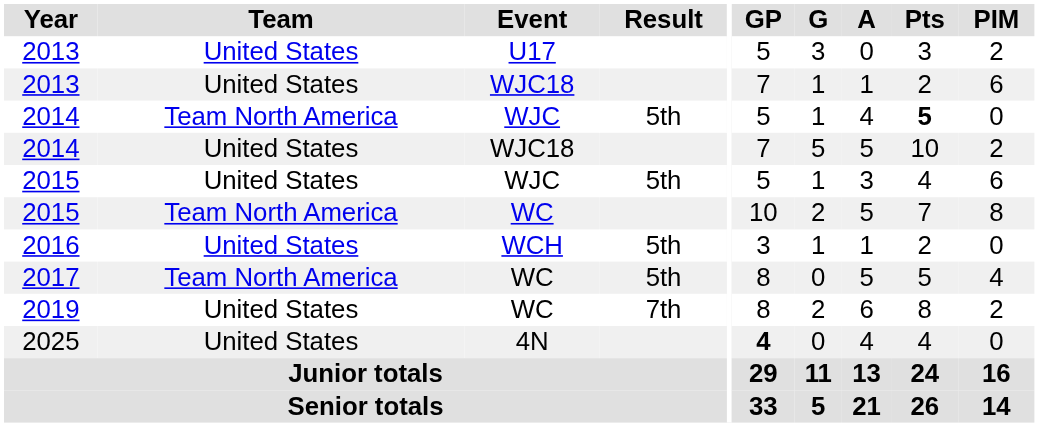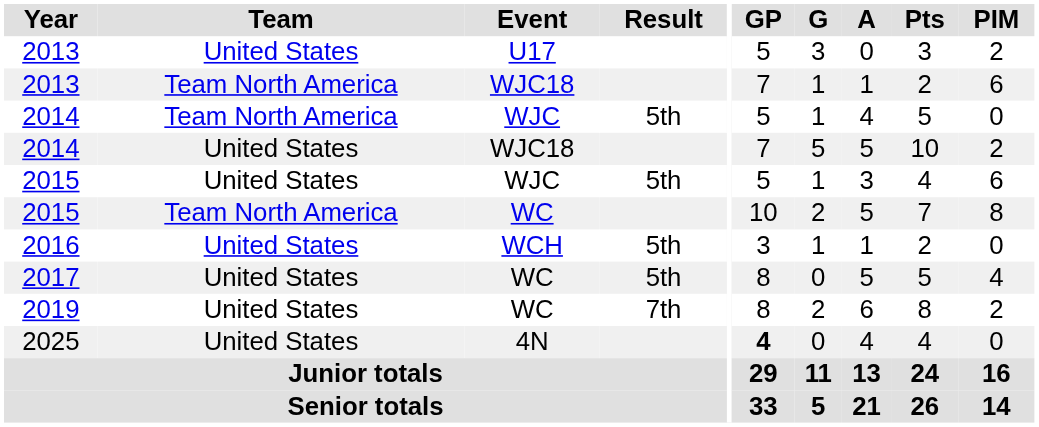(281, 84) United States -> (281, 84) Team North America
(925, 116) bold -> (925, 116) normal
(281, 277) Team North America -> (281, 277) United States
